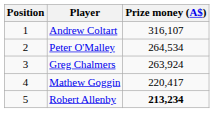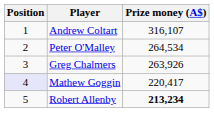(166, 64) 263,924 -> (166, 64) 263,926
(26, 82) no background -> (26, 82) lavender background
